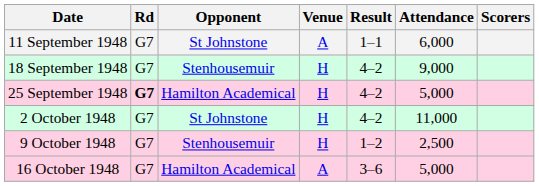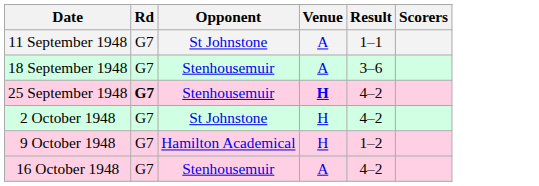- column: (436, 17)
(323, 67) H -> (323, 67) A
(371, 67) 4–2 -> (371, 67) 3–6
(228, 93) Hamilton Academical -> (228, 93) Stenhousemuir
(323, 93) normal -> (323, 93) bold
(228, 143) Stenhousemuir -> (228, 143) Hamilton Academical
(228, 169) Hamilton Academical -> (228, 169) Stenhousemuir
(371, 169) 3–6 -> (371, 169) 4–2
